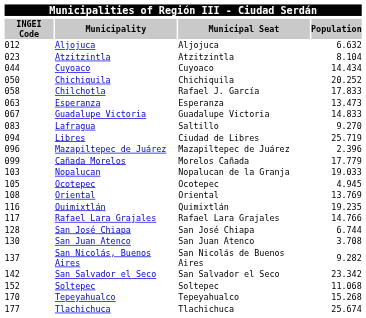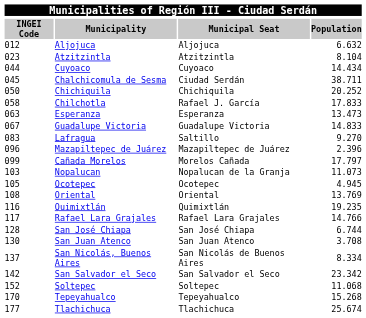+ row: (111, 80)
- row: (70, 138)
(347, 161) 17.779 -> (347, 161) 17.797
(347, 172) 19.033 -> (347, 172) 11.073
(349, 258) 9.282 -> (349, 258) 8.334
